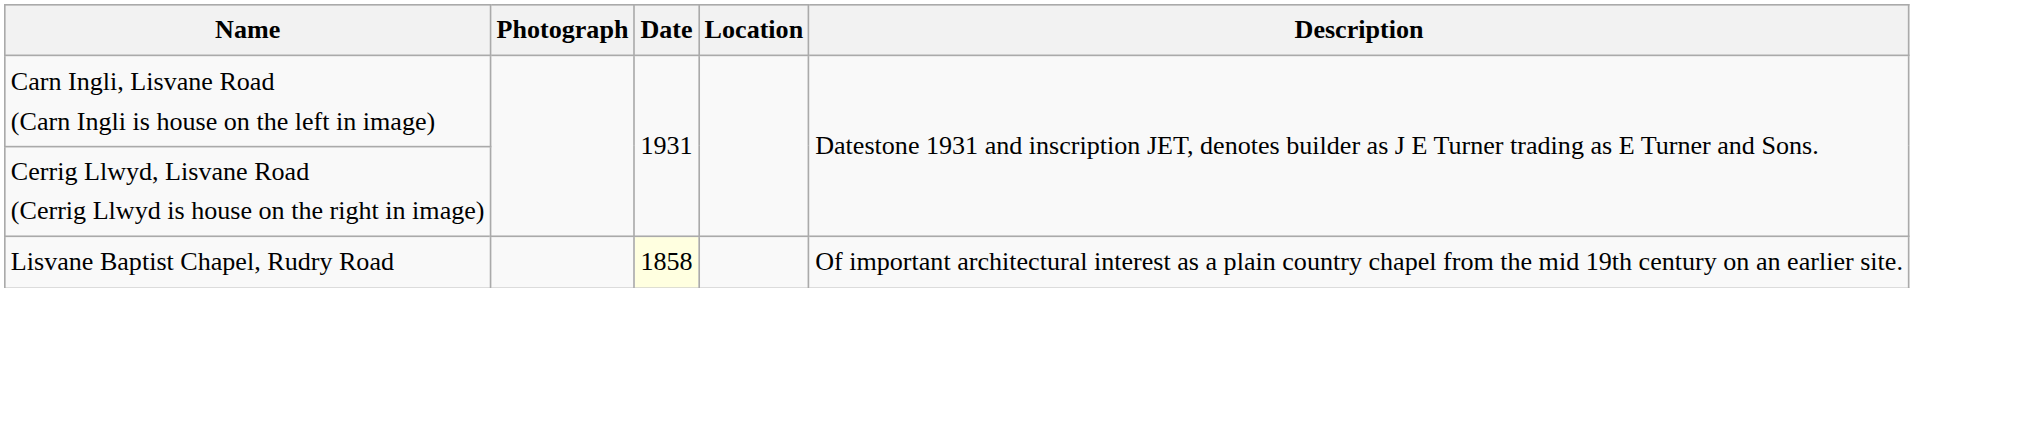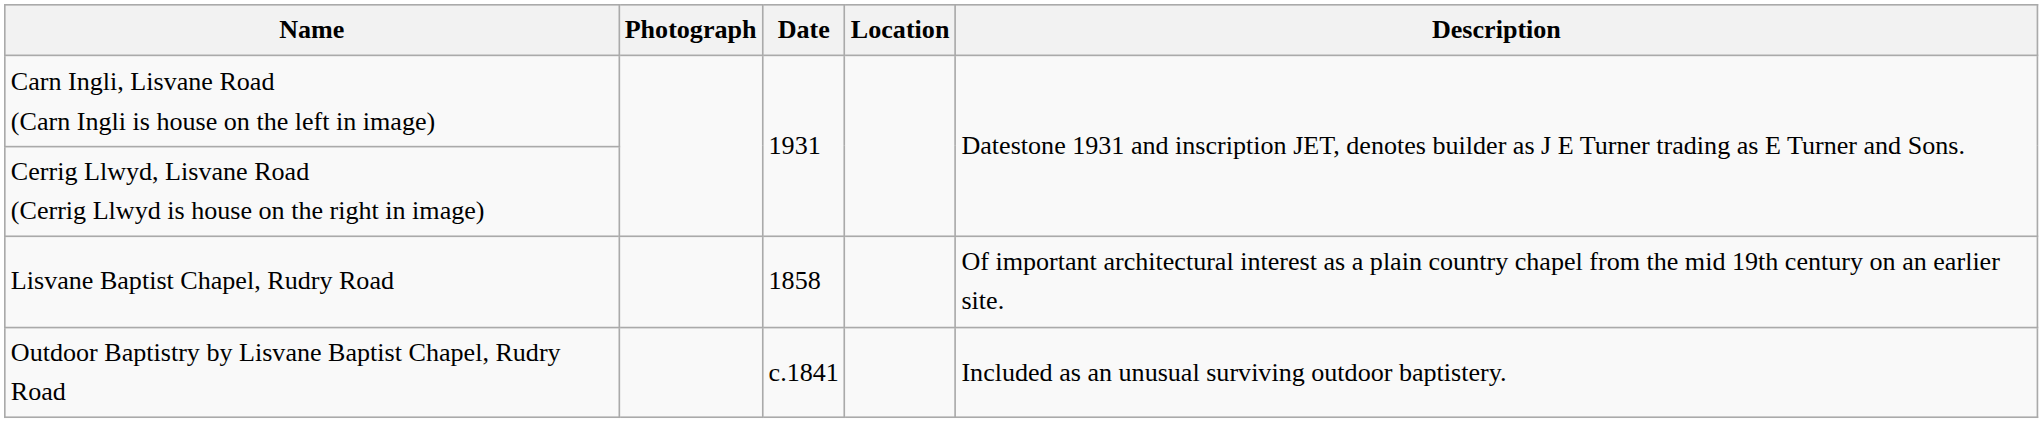(667, 261) lightyellow background -> (795, 281) no background
+ row: (286, 371)
